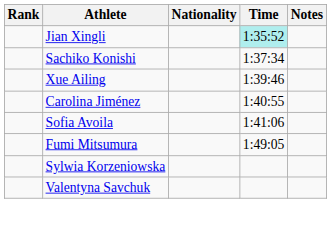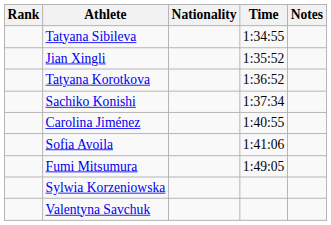+ row: (91, 36)
(264, 36) paleturquoise background -> (264, 58) no background
+ row: (98, 79)
- row: (76, 79)
